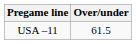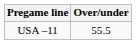(101, 30) 61.5 -> (101, 30) 55.5
